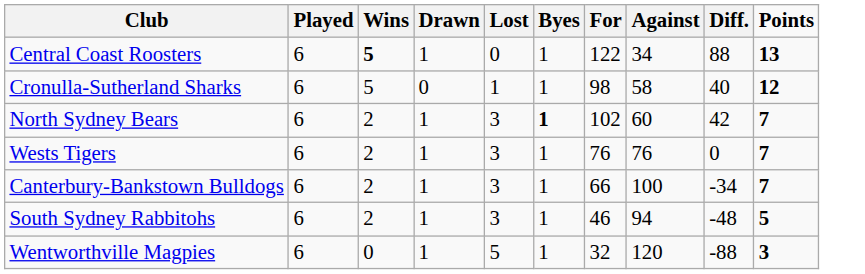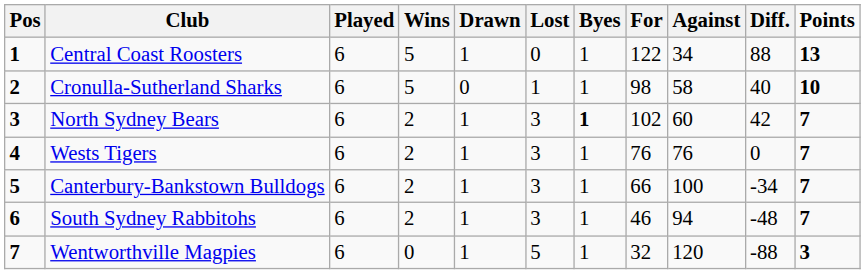+ column: (25, 20)
(368, 53) bold -> (409, 53) normal
(769, 86) 12 -> (810, 86) 10
(764, 218) 5 -> (805, 218) 7
